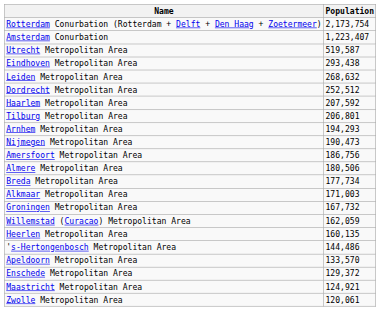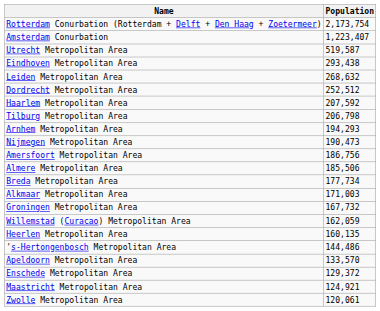(343, 116) 206,801 -> (343, 116) 206,798
(343, 169) 180,506 -> (343, 169) 185,506
